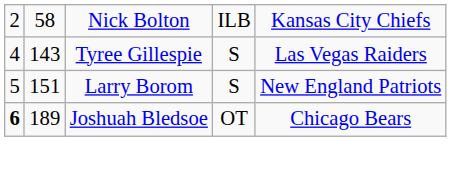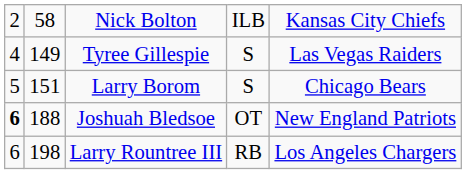(45, 53) 143 -> (45, 53) 149
(351, 86) New England Patriots -> (365, 86) Chicago Bears
(45, 119) 189 -> (45, 119) 188
(351, 119) Chicago Bears -> (365, 119) New England Patriots
+ row: (146, 151)
